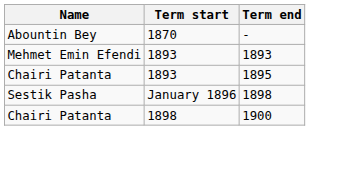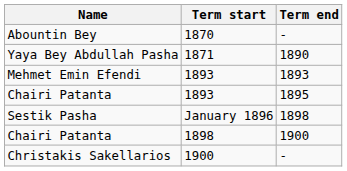+ row: (93, 55)
+ row: (89, 155)
